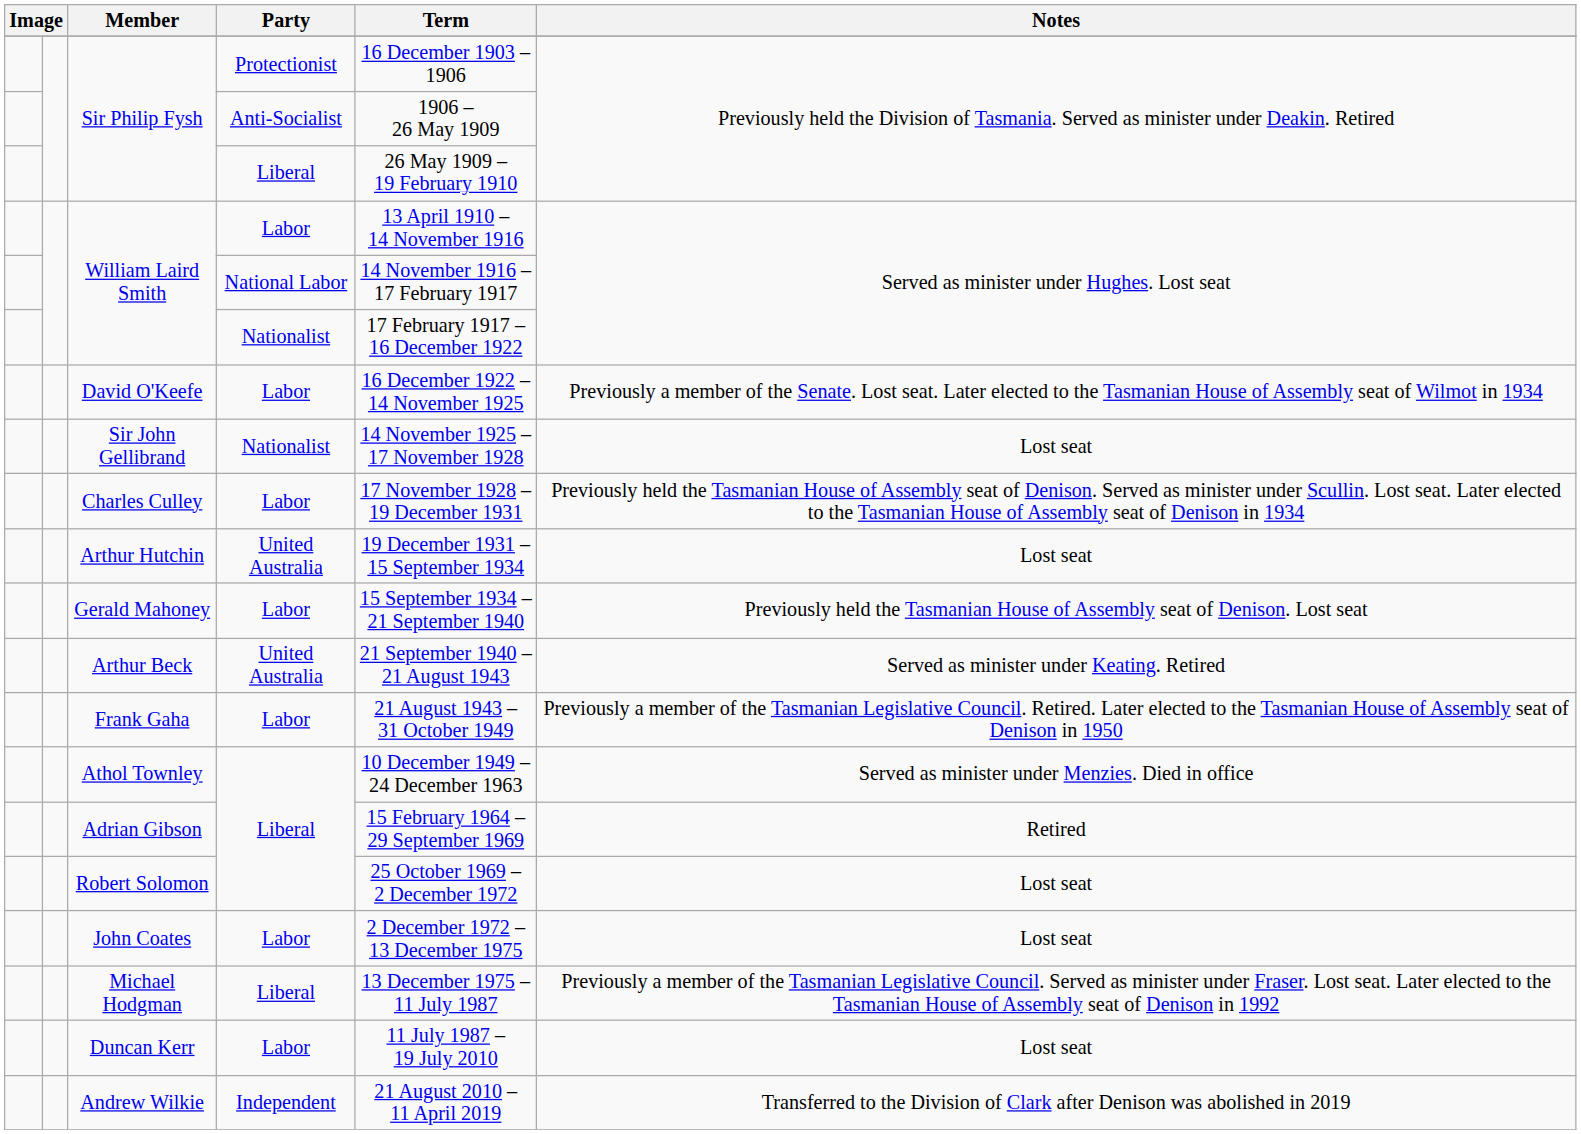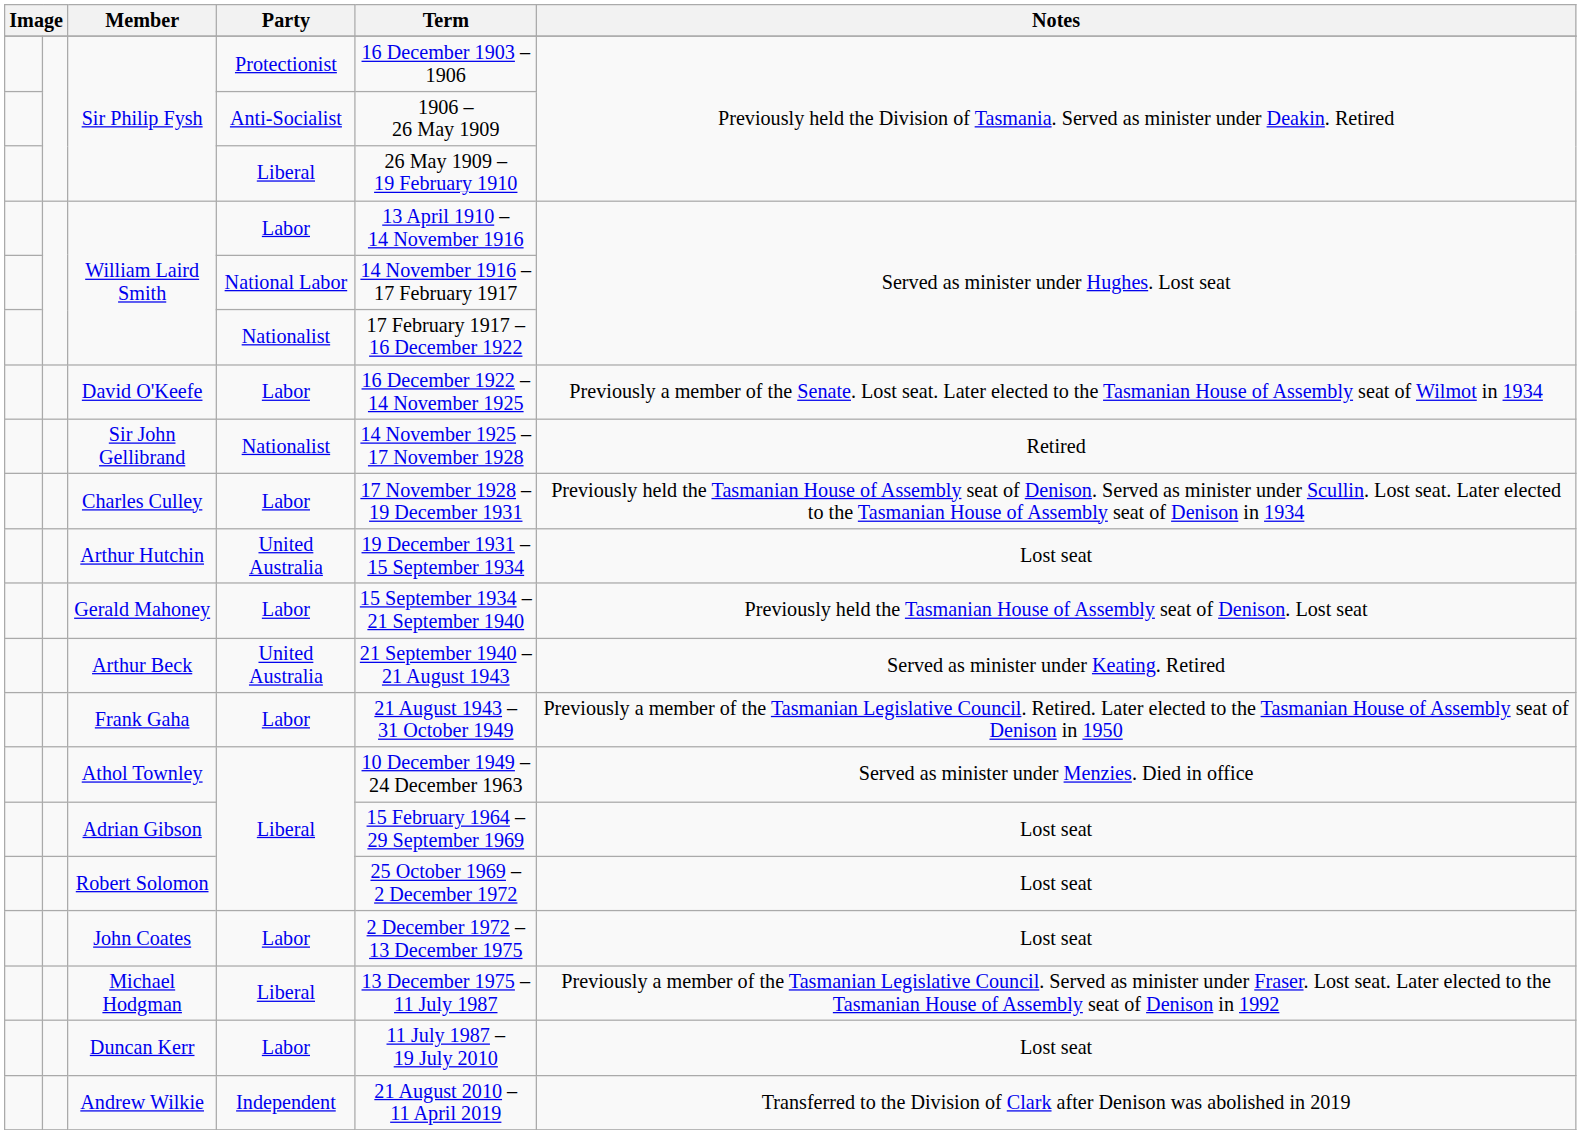(1056, 446) Lost seat -> (1056, 446) Retired
(1056, 828) Retired -> (1056, 828) Lost seat
